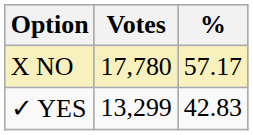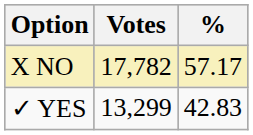(136, 66) 17,780 -> (136, 66) 17,782
